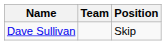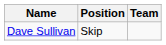columns swapped: (95, 13) <-> (136, 13)
